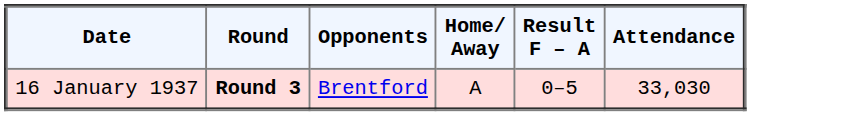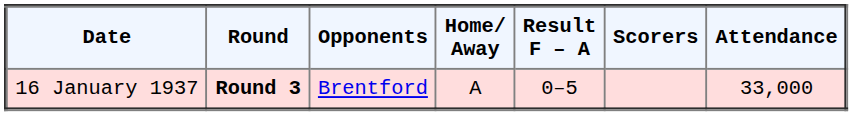+ column: (656, 38)
(674, 89) 33,030 -> (777, 89) 33,000
